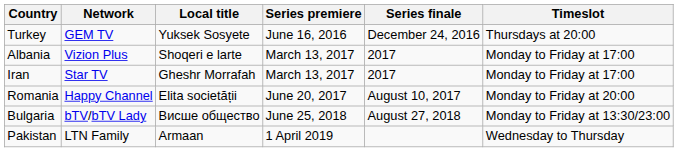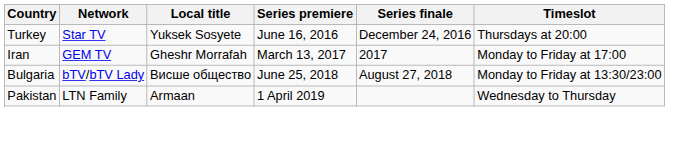(89, 34) GEM TV -> (84, 34) Star TV
- row: (29, 55)
(86, 75) Star TV -> (87, 55) GEM TV
- row: (33, 95)
